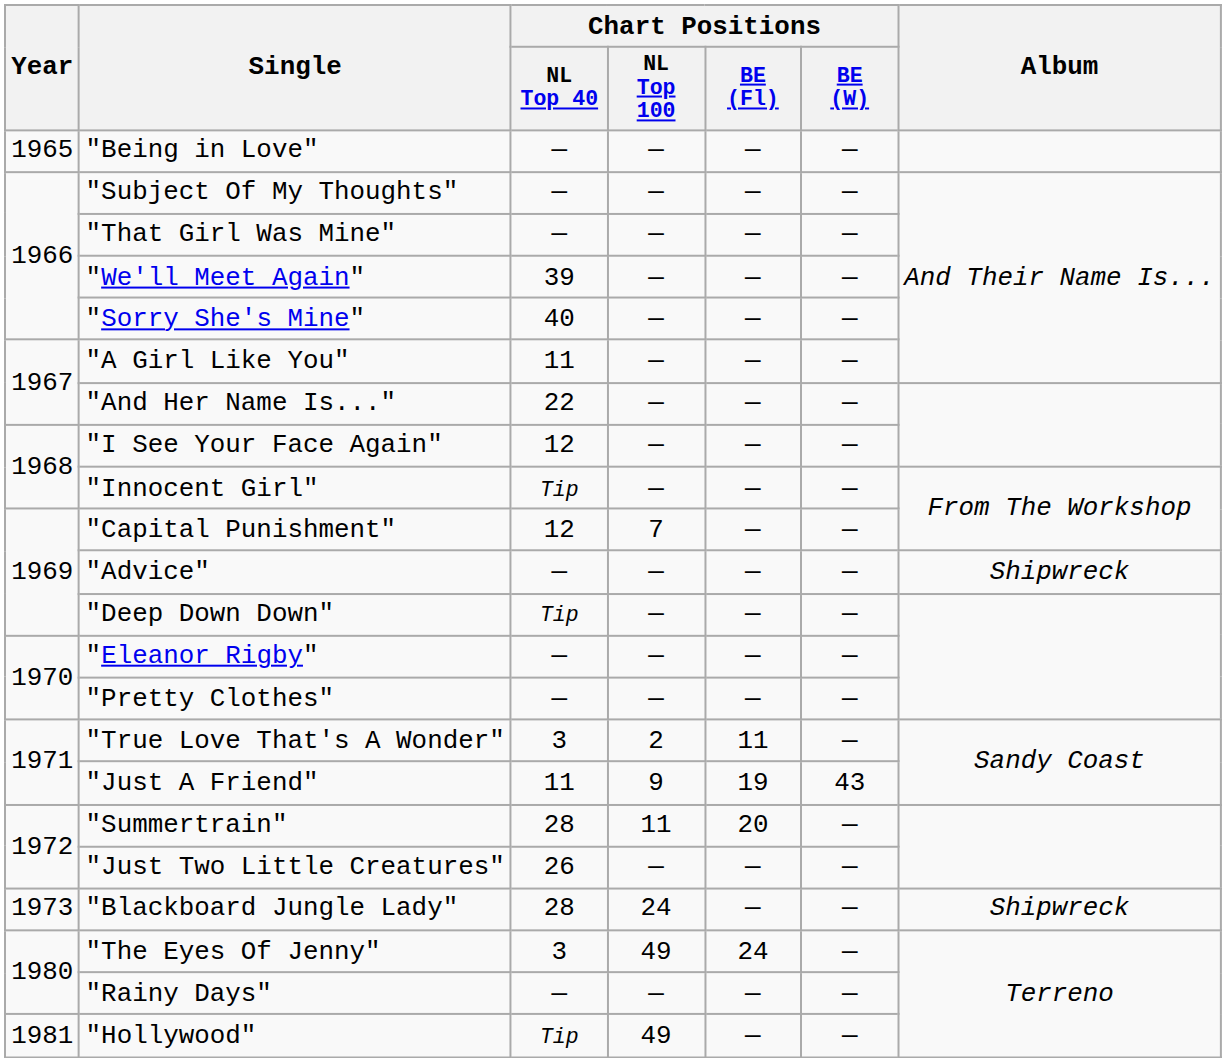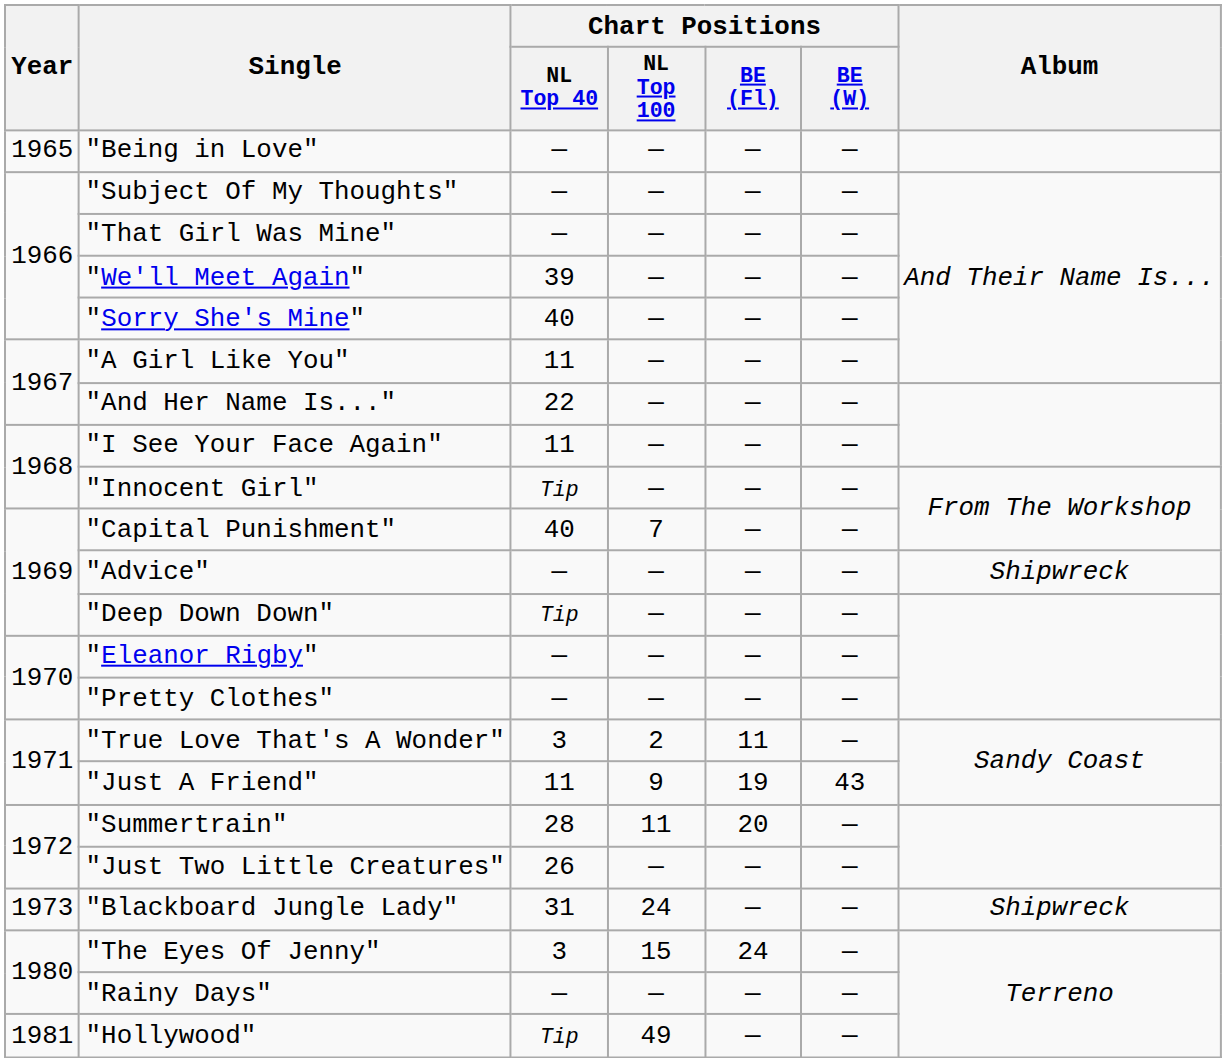(559, 446) 12 -> (559, 446) 11
(559, 530) 12 -> (559, 530) 40
(559, 909) 28 -> (559, 909) 31
(656, 952) 49 -> (656, 952) 15
